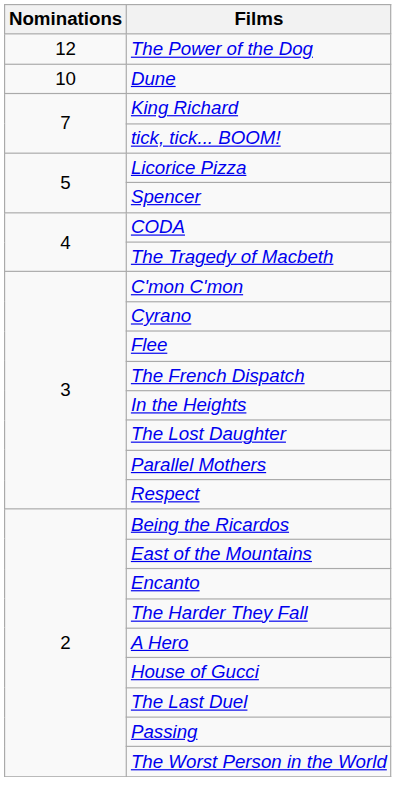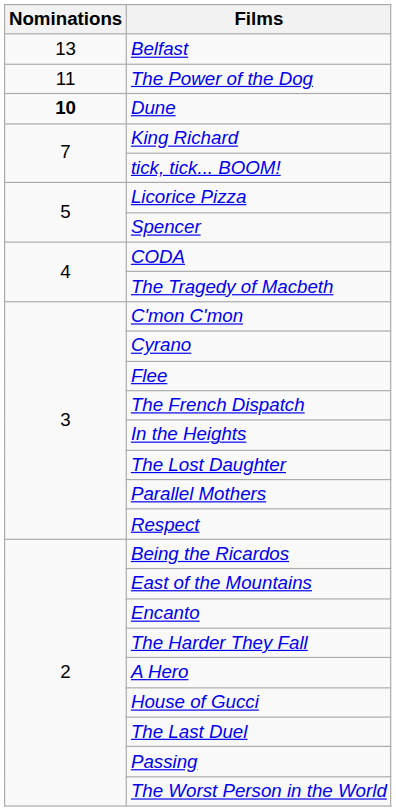+ row: (160, 49)
(66, 49) 12 -> (66, 78) 11
(66, 78) normal -> (66, 108) bold
